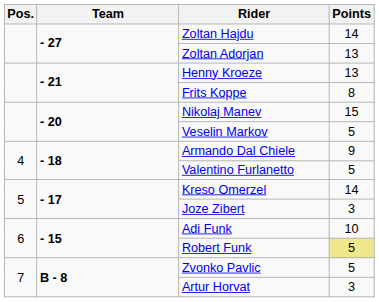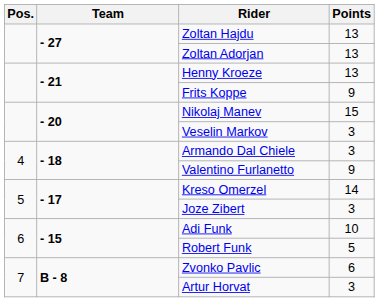(352, 34) 14 -> (352, 34) 13
(352, 92) 8 -> (352, 92) 9
(352, 131) 5 -> (352, 131) 3
(352, 151) 9 -> (352, 151) 3
(352, 170) 5 -> (352, 170) 9
(352, 248) khaki background -> (352, 248) no background
(352, 268) 5 -> (352, 268) 6
